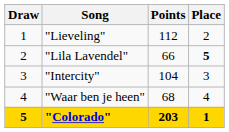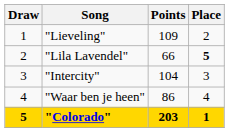(168, 35) 112 -> (168, 35) 109
(168, 96) 68 -> (168, 96) 86
